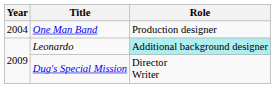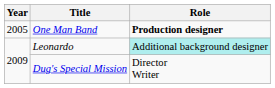(17, 29) 2004 -> (17, 29) 2005
(174, 29) normal -> (177, 29) bold
